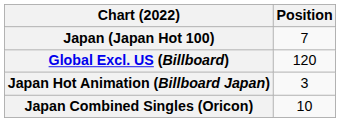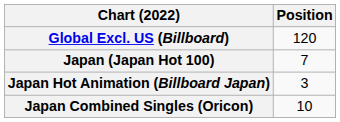rows swapped: (139, 60) <-> (139, 38)
